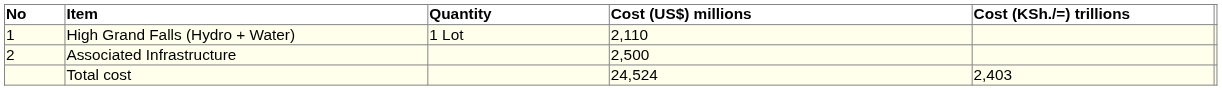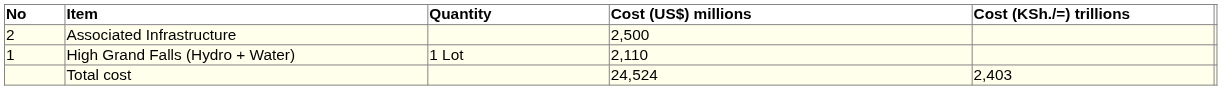rows swapped: (181, 34) <-> (151, 54)
